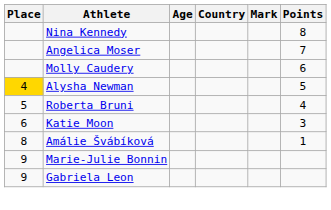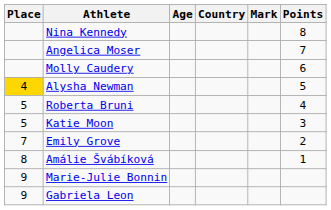(24, 123) 6 -> (24, 123) 5
+ row: (83, 141)
